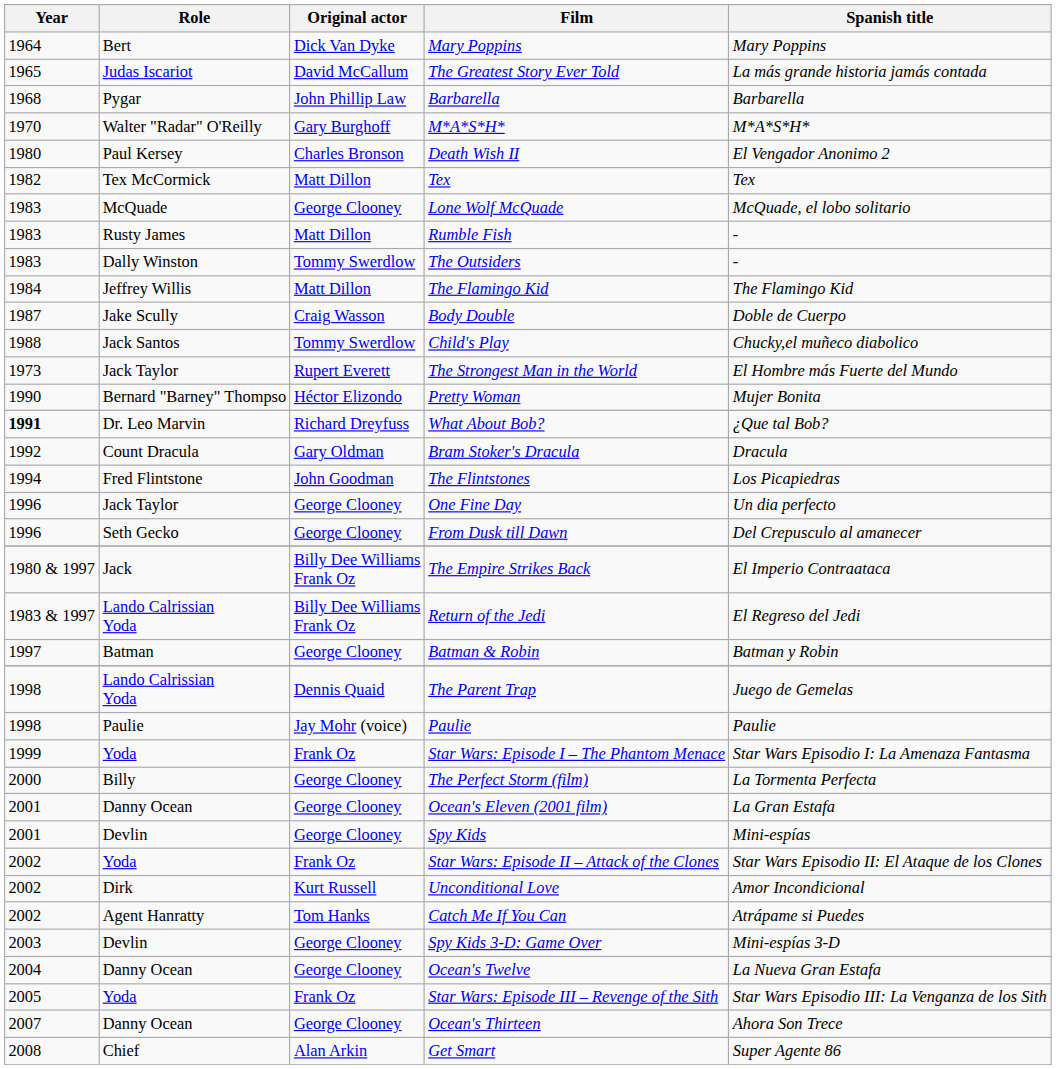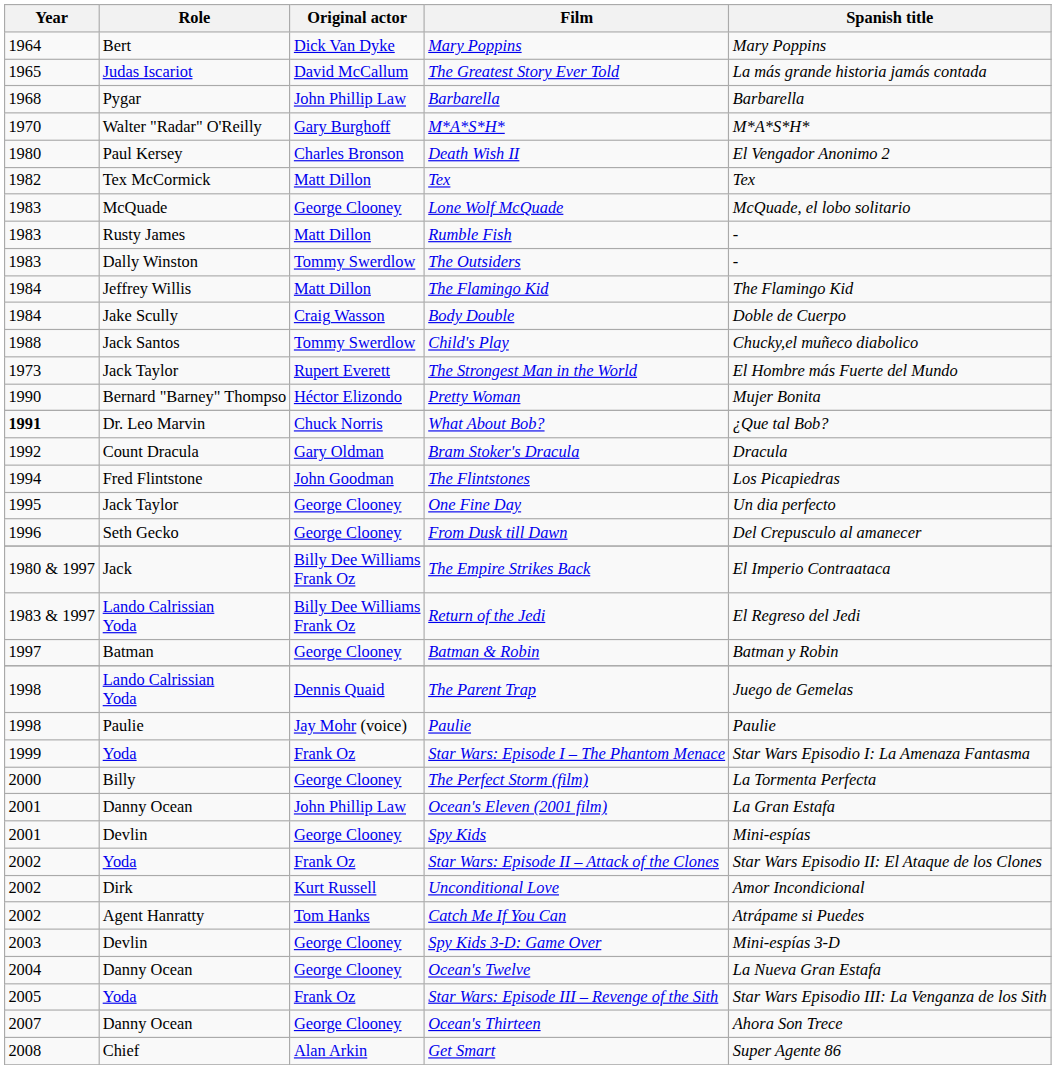(25, 316) 1987 -> (25, 316) 1984
(352, 424) Richard Dreyfuss -> (338, 424) Chuck Norris
(25, 505) 1996 -> (25, 505) 1995
(348, 807) George Clooney -> (350, 807) John Phillip Law
